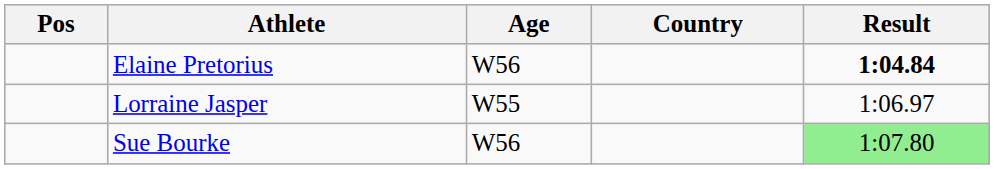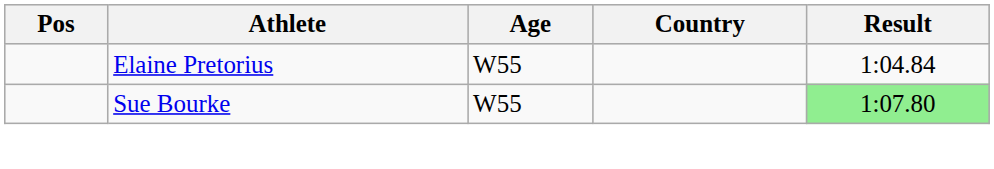(496, 63) W56 -> (497, 63) W55
(897, 63) bold -> (898, 63) normal
- row: (190, 103)
(496, 143) W56 -> (497, 103) W55
